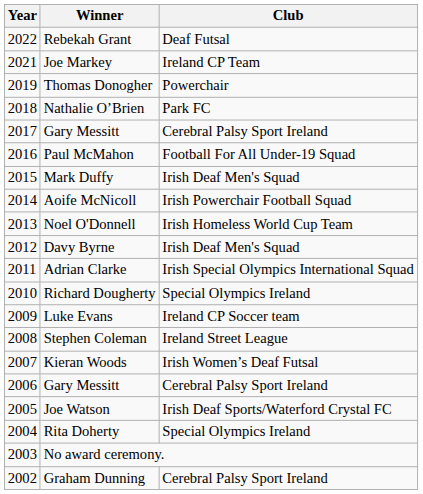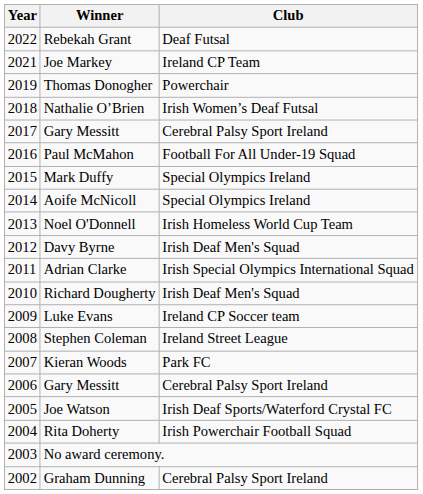(186, 108) Park FC -> (240, 108) Irish Women’s Deaf Futsal
(231, 177) Irish Deaf Men's Squad -> (236, 177) Special Olympics Ireland
(257, 200) Irish Powerchair Football Squad -> (236, 200) Special Olympics Ireland
(236, 293) Special Olympics Ireland -> (231, 293) Irish Deaf Men's Squad
(240, 362) Irish Women’s Deaf Futsal -> (186, 362) Park FC
(236, 431) Special Olympics Ireland -> (257, 431) Irish Powerchair Football Squad
